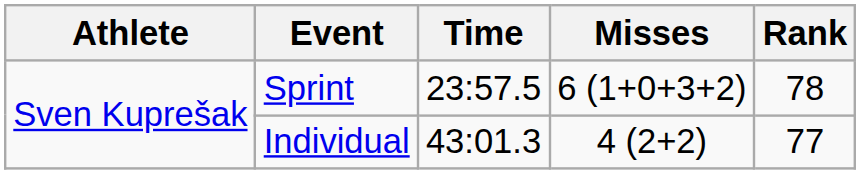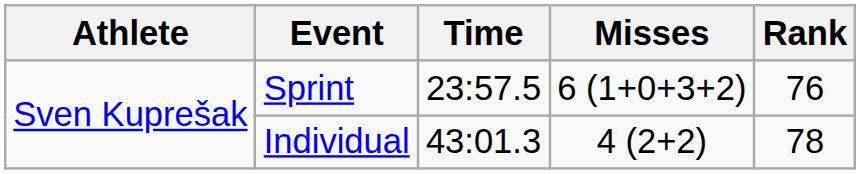(805, 87) 78 -> (805, 87) 76
(805, 142) 77 -> (805, 142) 78
